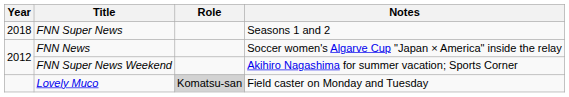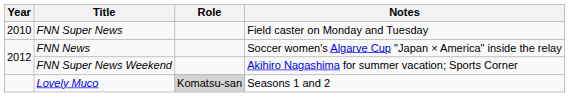(19, 30) 2018 -> (19, 30) 2010
(289, 30) Seasons 1 and 2 -> (338, 30) Field caster on Monday and Tuesday
(338, 83) Field caster on Monday and Tuesday -> (289, 83) Seasons 1 and 2
